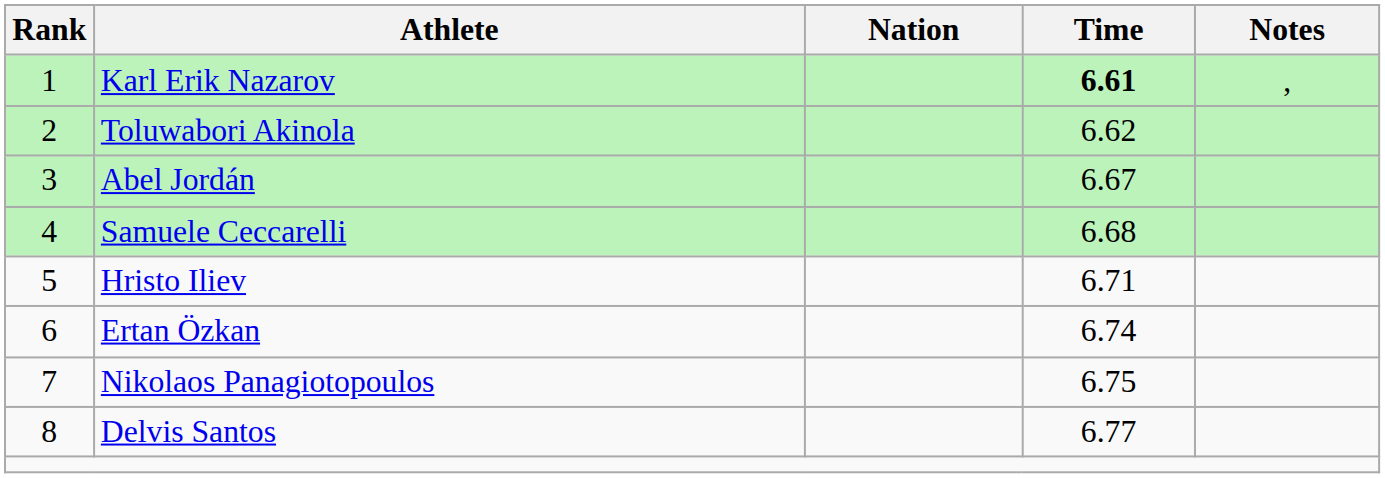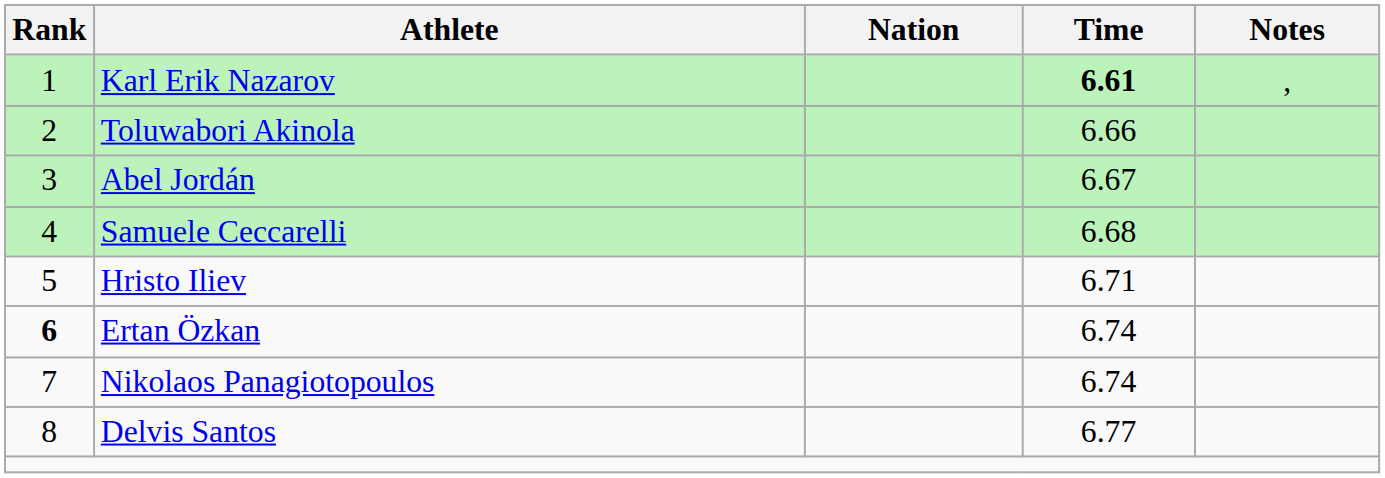(1109, 130) 6.62 -> (1109, 130) 6.66
(49, 331) normal -> (49, 331) bold
(1109, 381) 6.75 -> (1109, 381) 6.74
